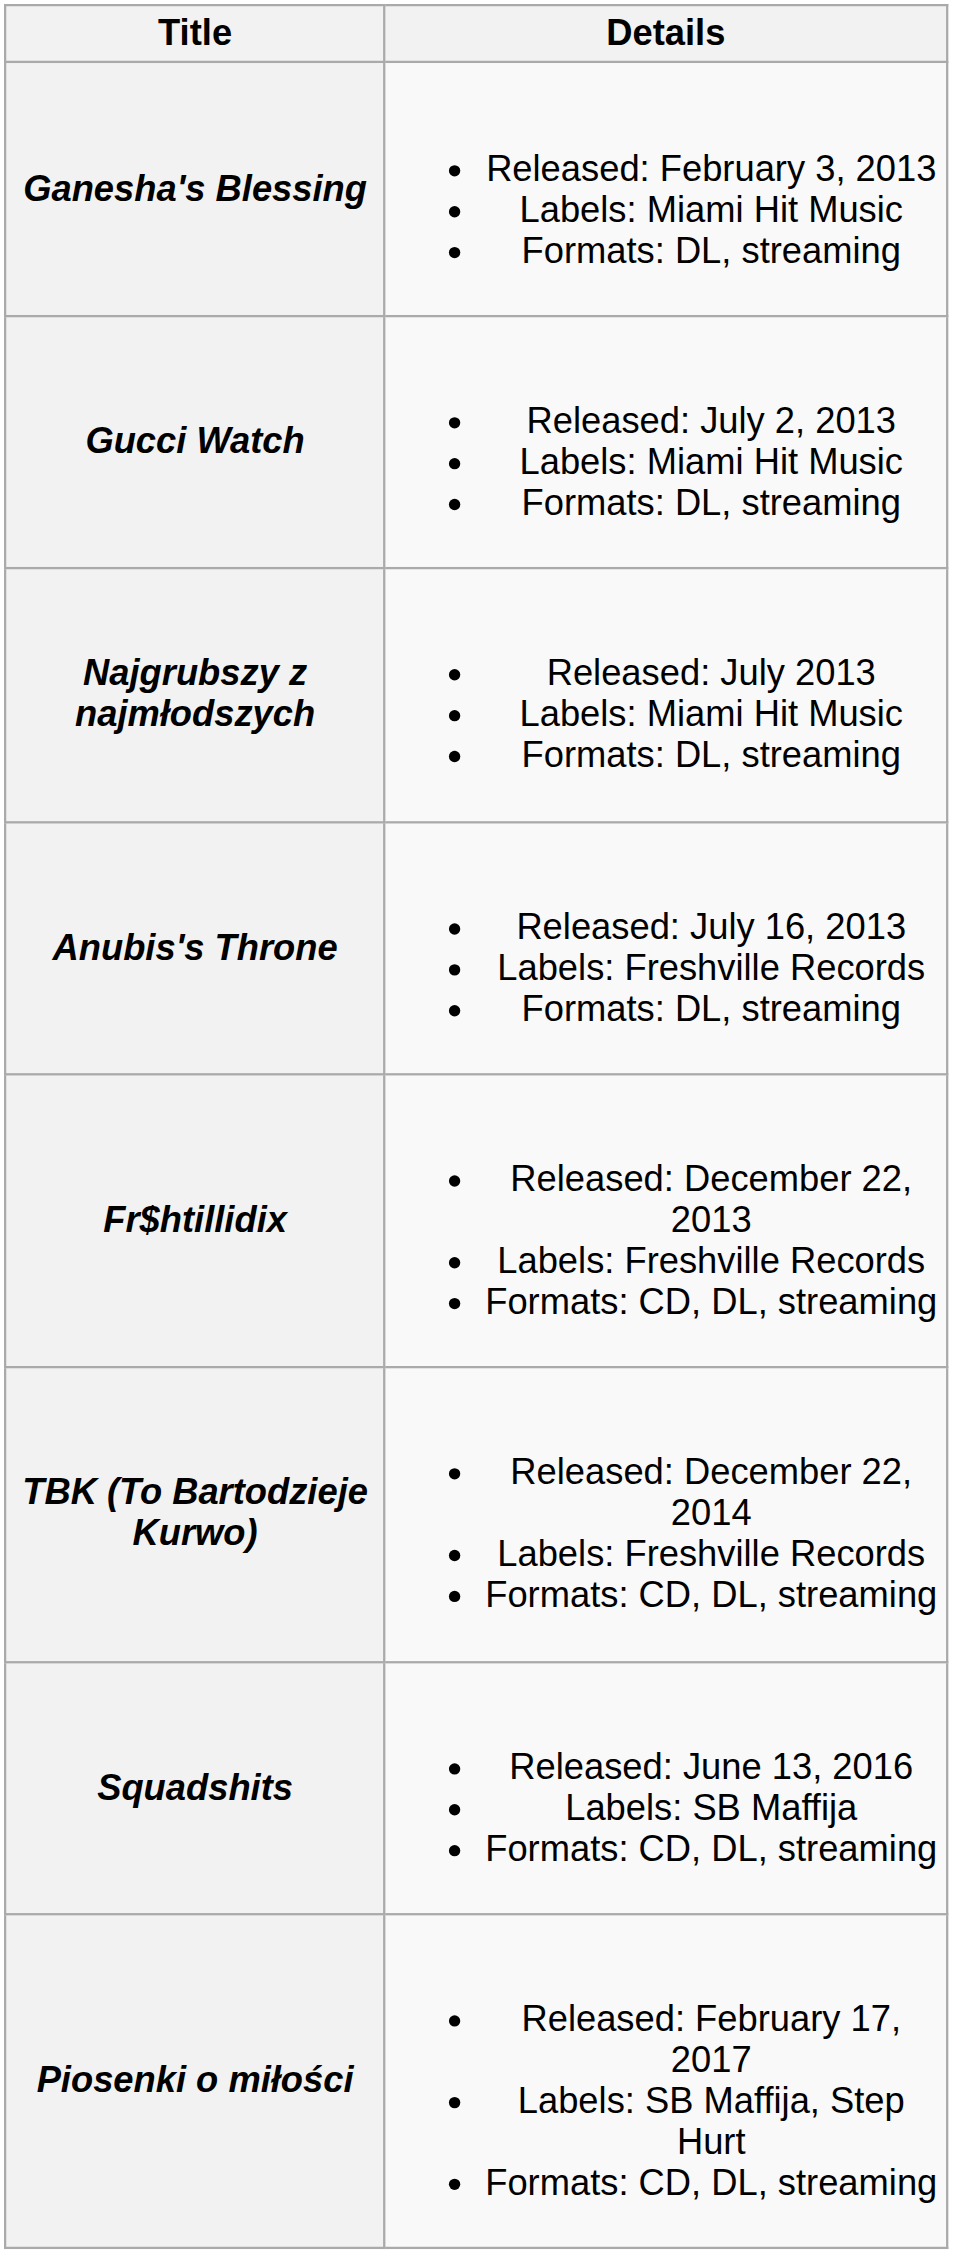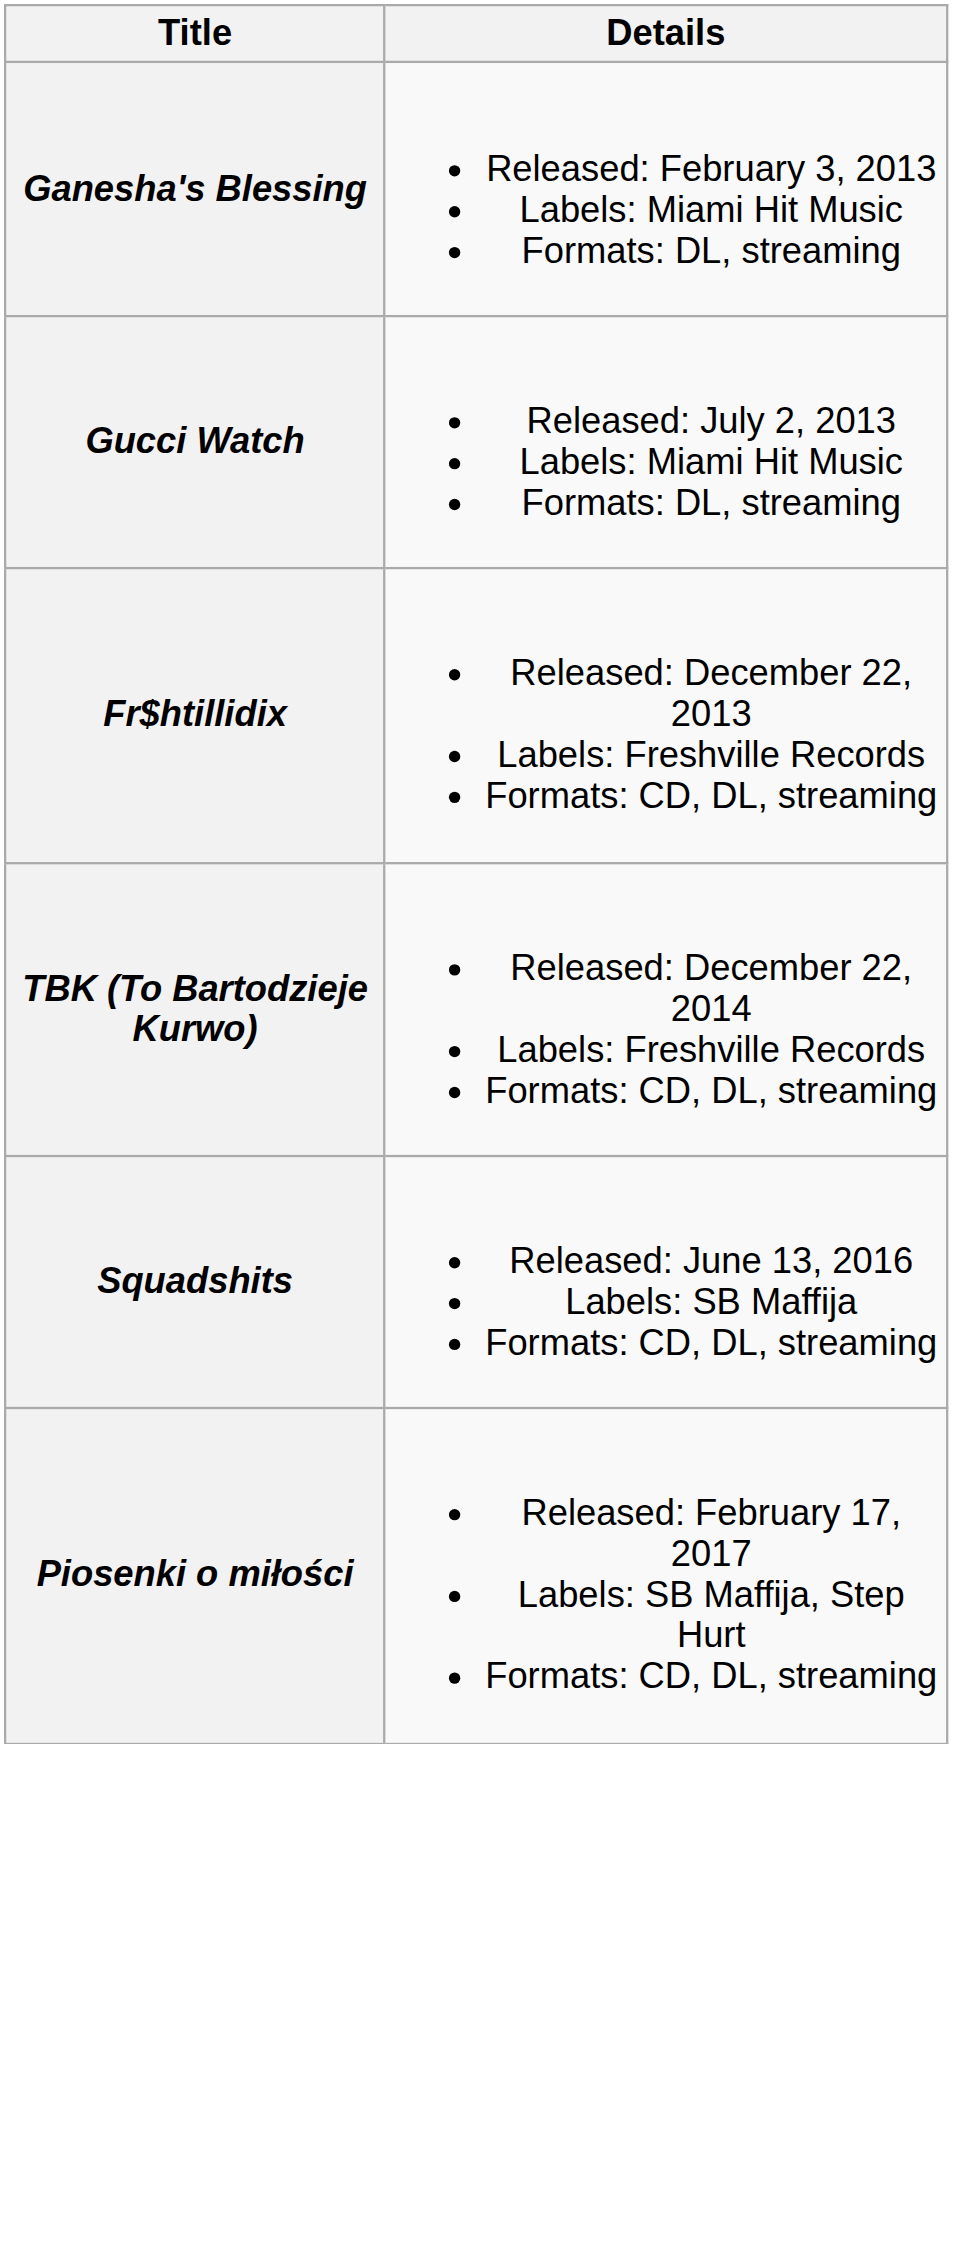- row: (195, 694)
- row: (195, 946)
